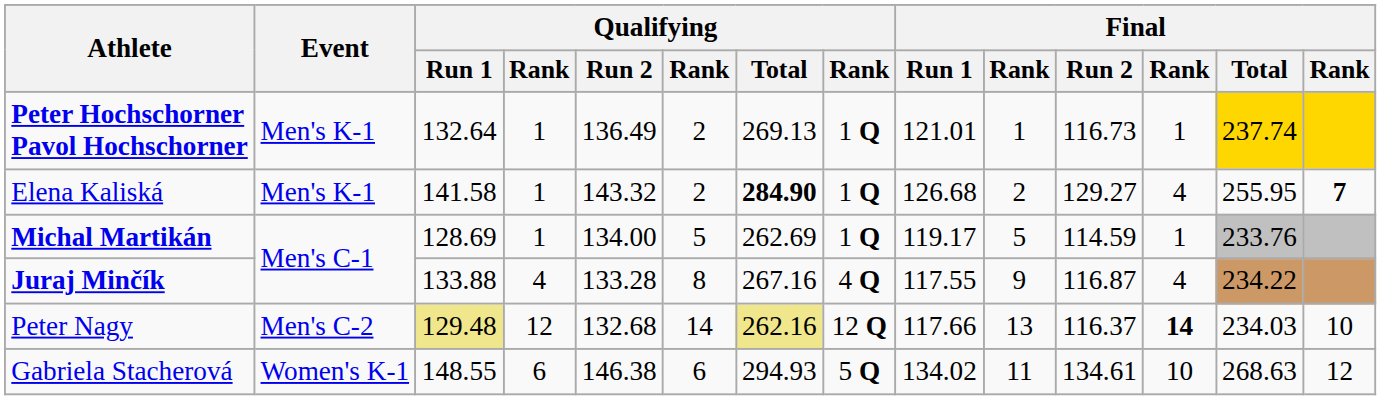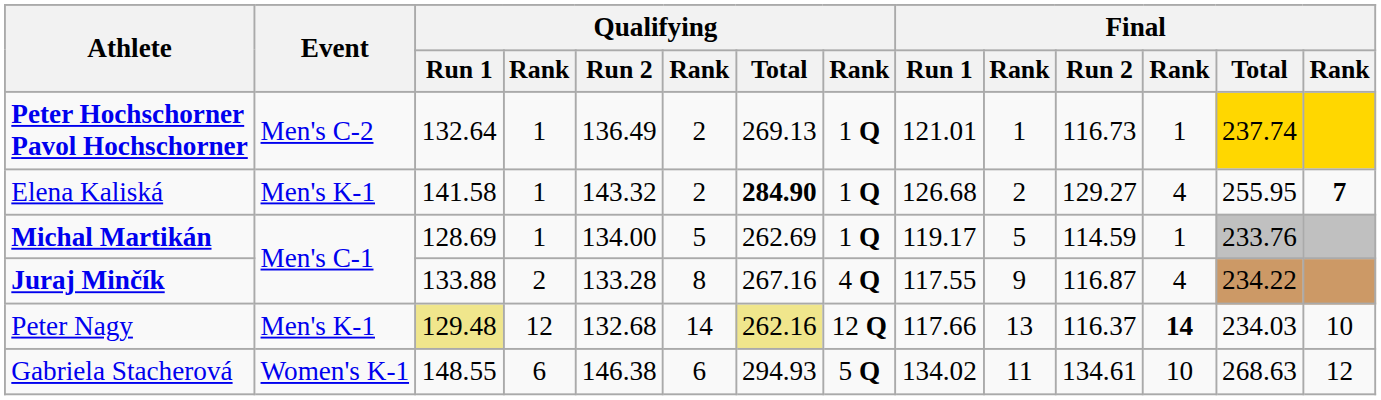(318, 130) Men's K-1 -> (317, 130) Men's C-2
(539, 281) 4 -> (539, 281) 2
(317, 326) Men's C-2 -> (318, 326) Men's K-1
